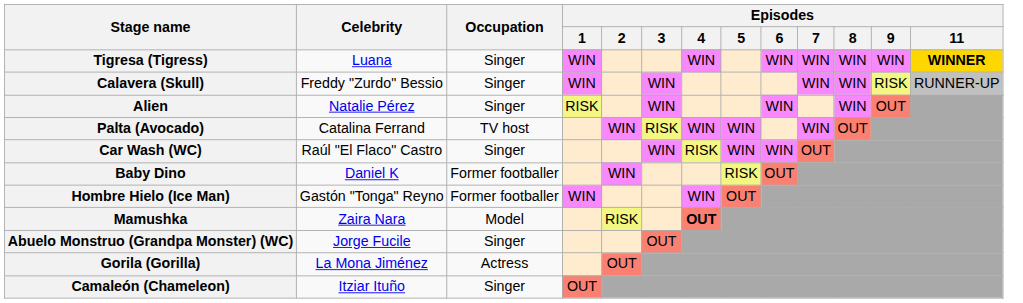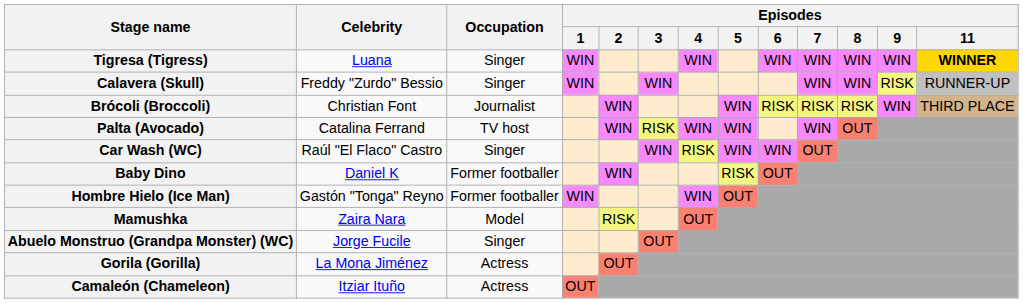+ row: (151, 106)
- row: (151, 106)
(701, 219) bold -> (698, 219) normal
(505, 286) Singer -> (505, 286) Actress
